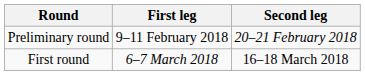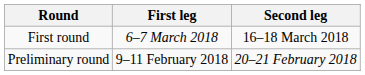rows swapped: (58, 37) <-> (58, 59)
